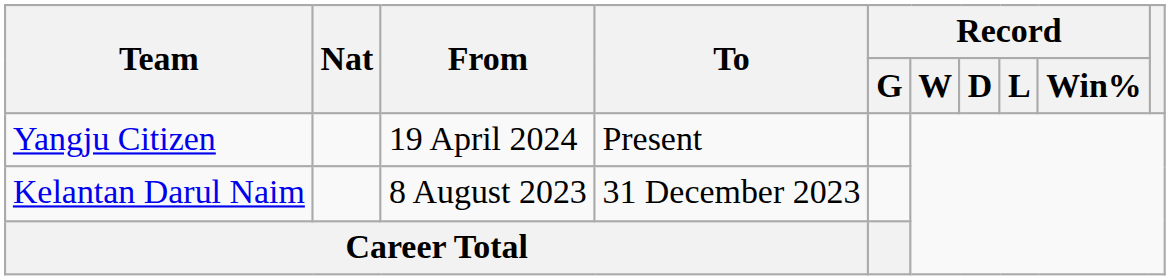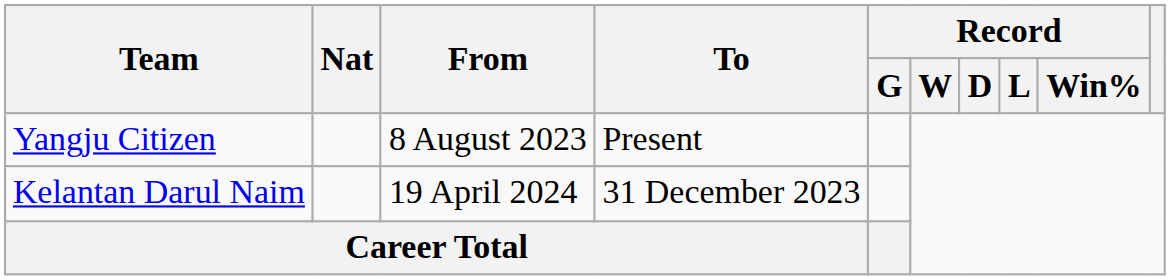(483, 138) 19 April 2024 -> (488, 138) 8 August 2023
(488, 192) 8 August 2023 -> (483, 192) 19 April 2024
